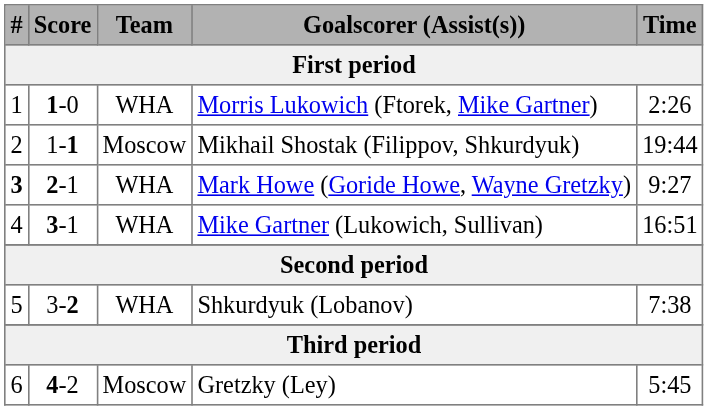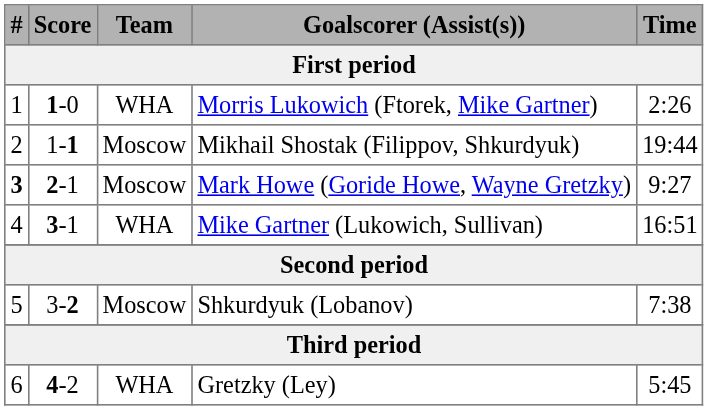(144, 184) WHA -> (144, 184) Moscow
(144, 304) WHA -> (144, 304) Moscow
(144, 384) Moscow -> (144, 384) WHA
